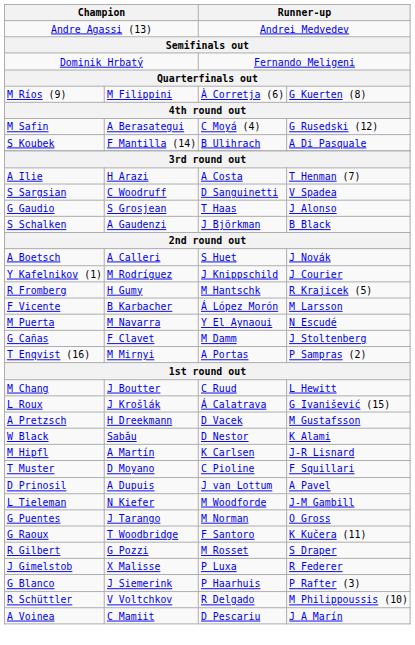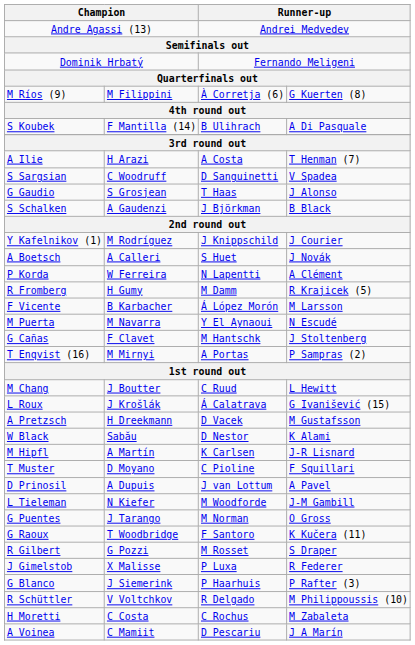- row: (28, 127)
rows swapped: (54, 274) <-> (34, 257)
+ row: (28, 274)
(231, 290) M Hantschk -> (219, 290) M Damm
(219, 339) M Damm -> (231, 339) M Hantschk
+ row: (34, 616)
